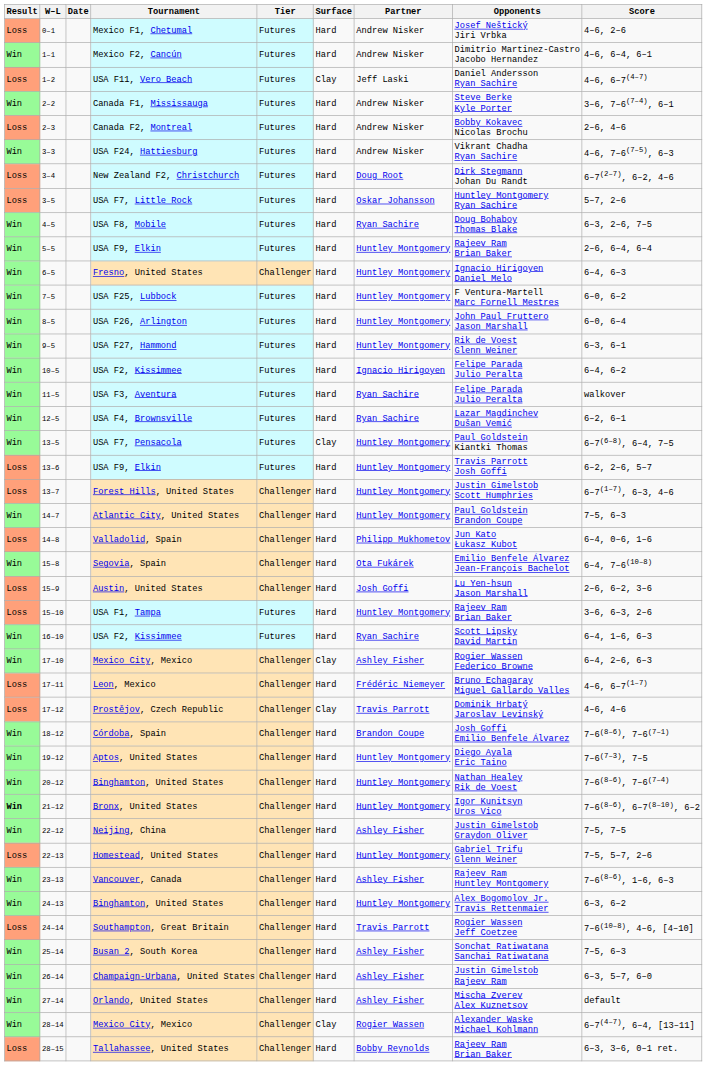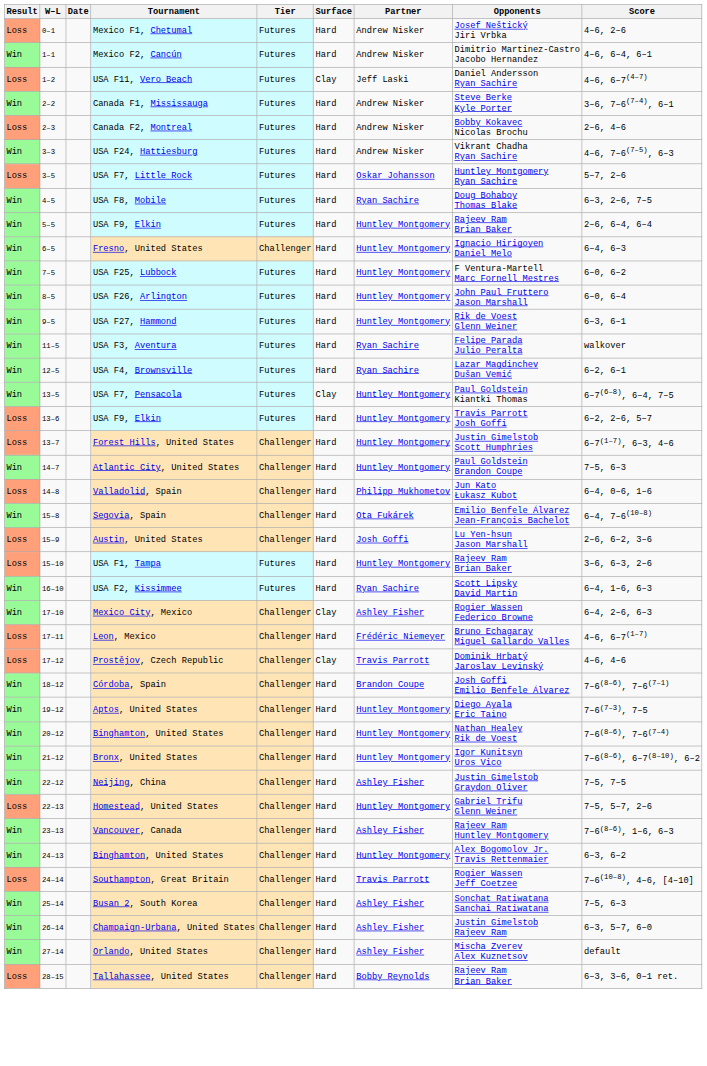- row: (48, 176)
- row: (51, 370)
(14, 807) bold -> (14, 758) normal
- row: (53, 1025)
